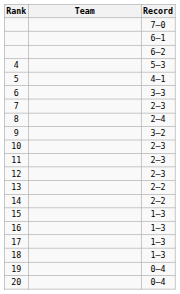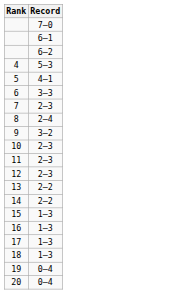- column: (85, 11)
